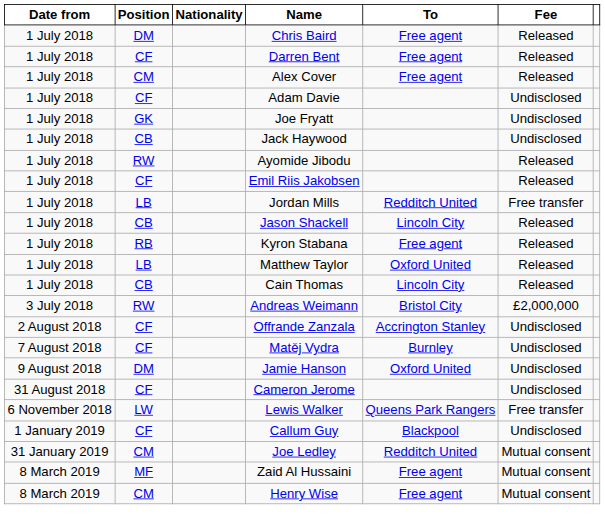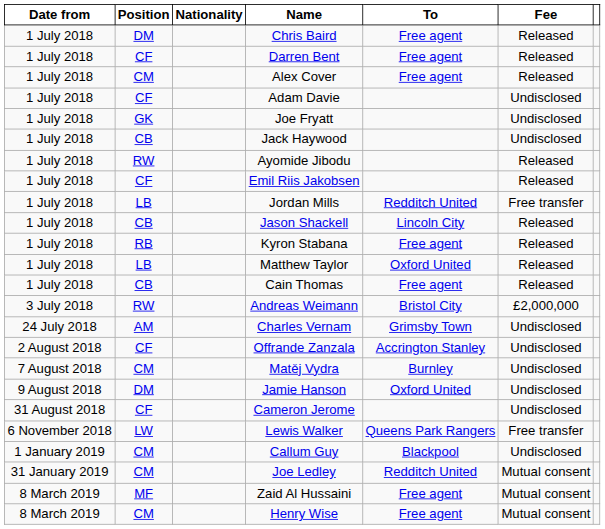(430, 285) Lincoln City -> (430, 285) Free agent
+ row: (304, 327)
(144, 347) CF -> (144, 368) CM
(144, 431) CF -> (144, 451) CM
